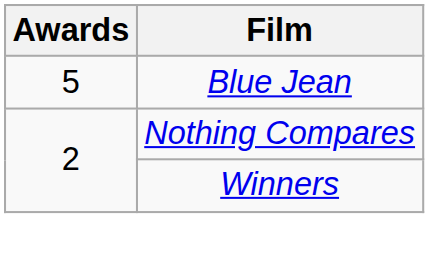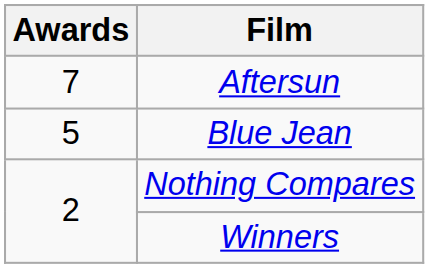+ row: (280, 81)
